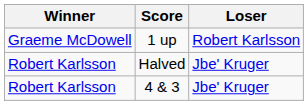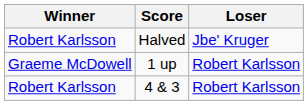rows swapped: (162, 40) <-> (162, 64)
(231, 87) Jbe' Kruger -> (246, 87) Robert Karlsson
